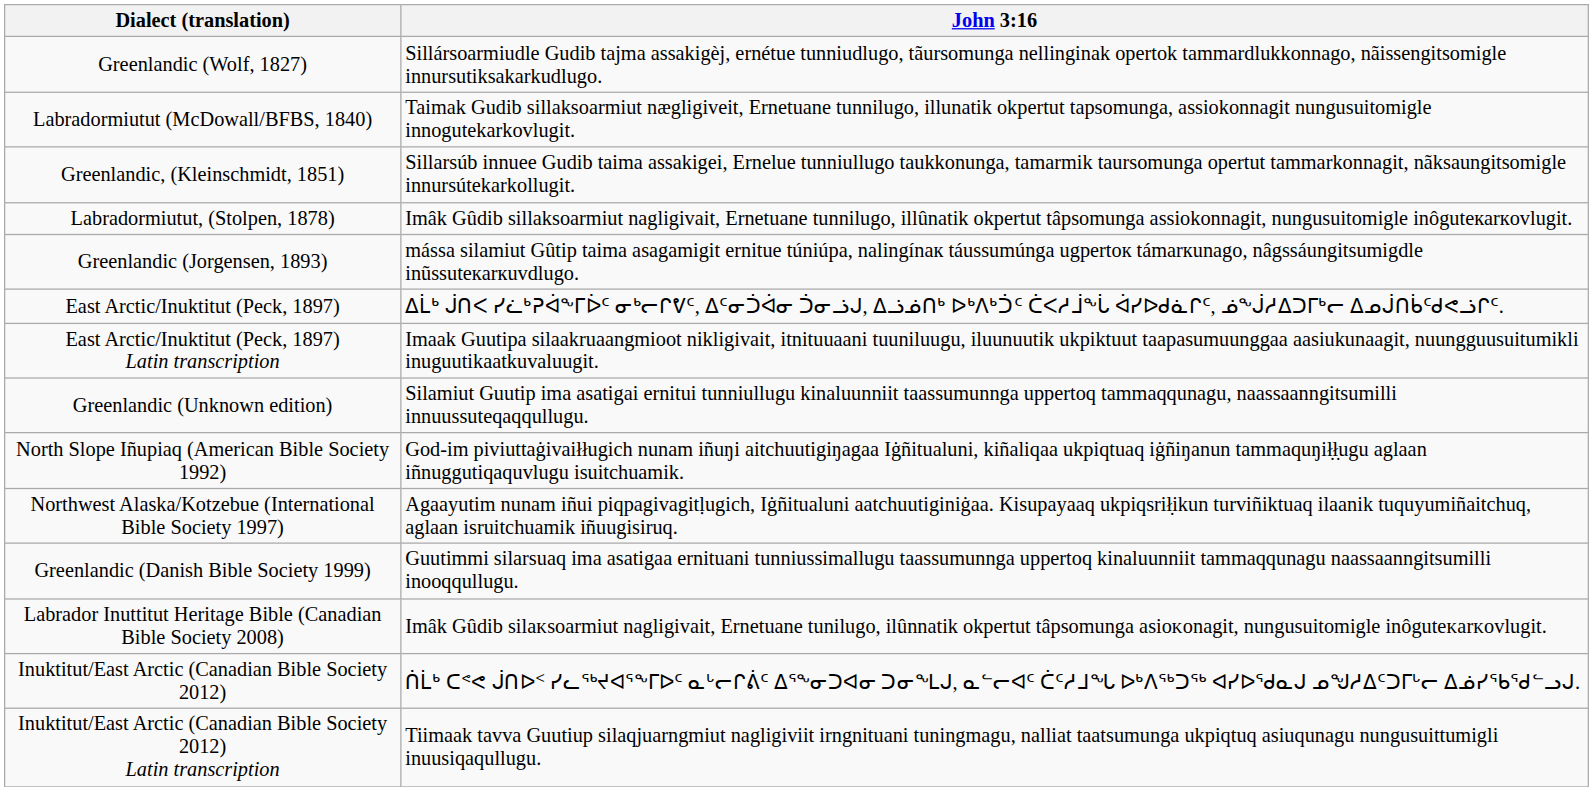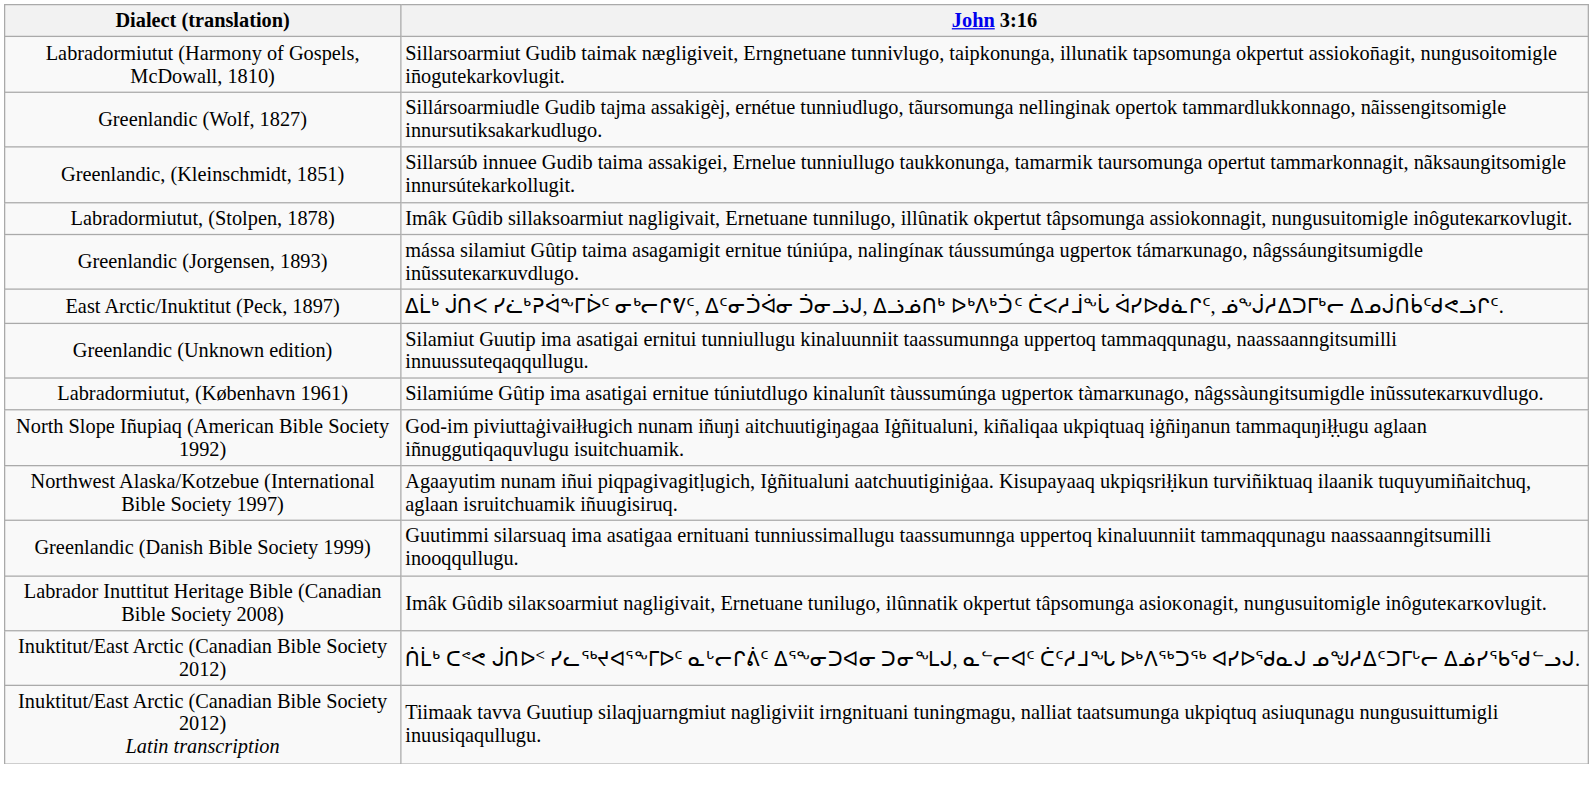+ row: (203, 64)
- row: (203, 119)
- row: (203, 350)
+ row: (203, 393)
